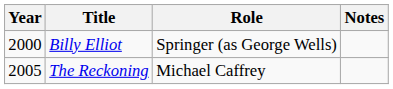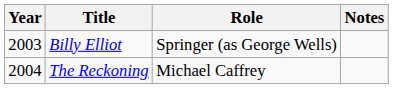(25, 44) 2000 -> (25, 44) 2003
(25, 70) 2005 -> (25, 70) 2004
